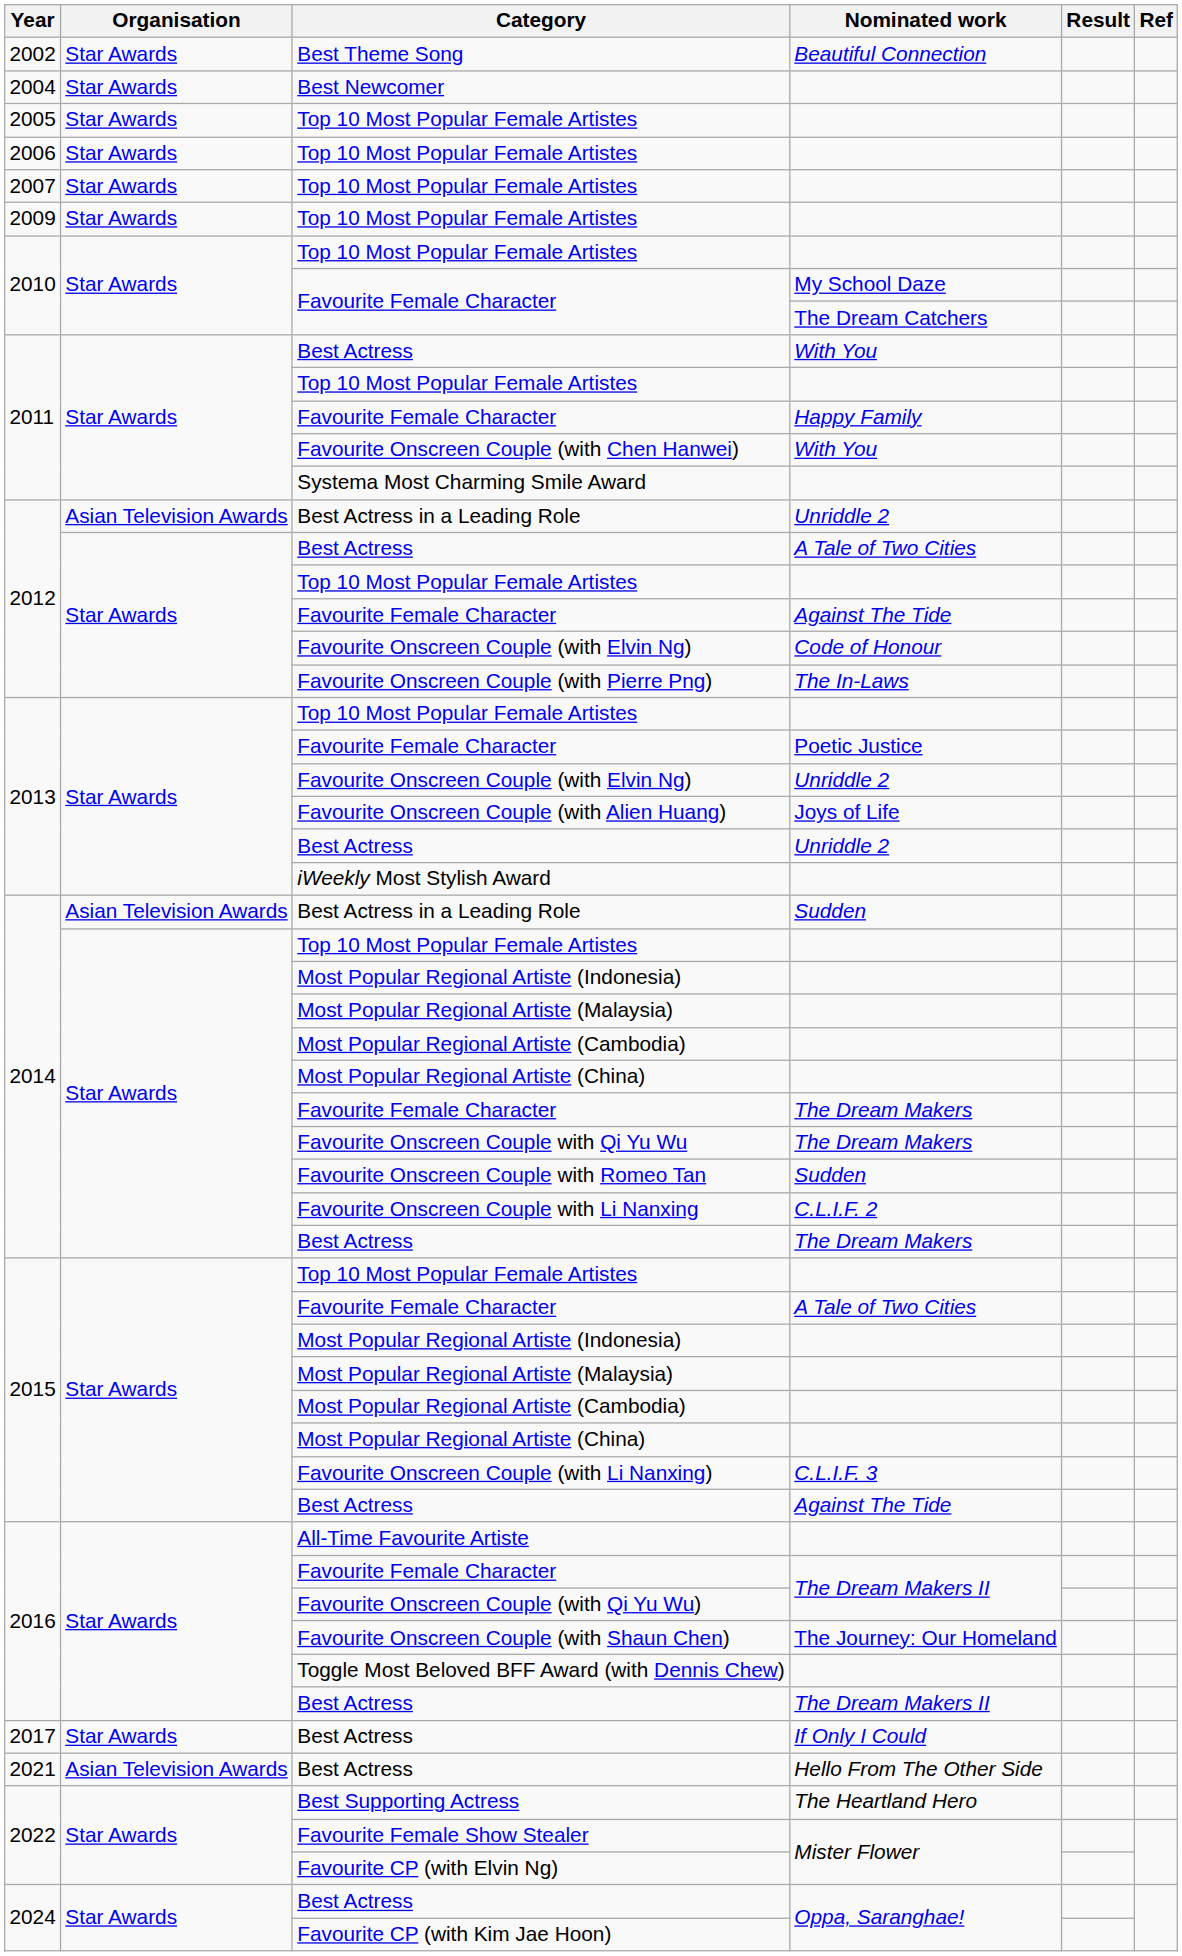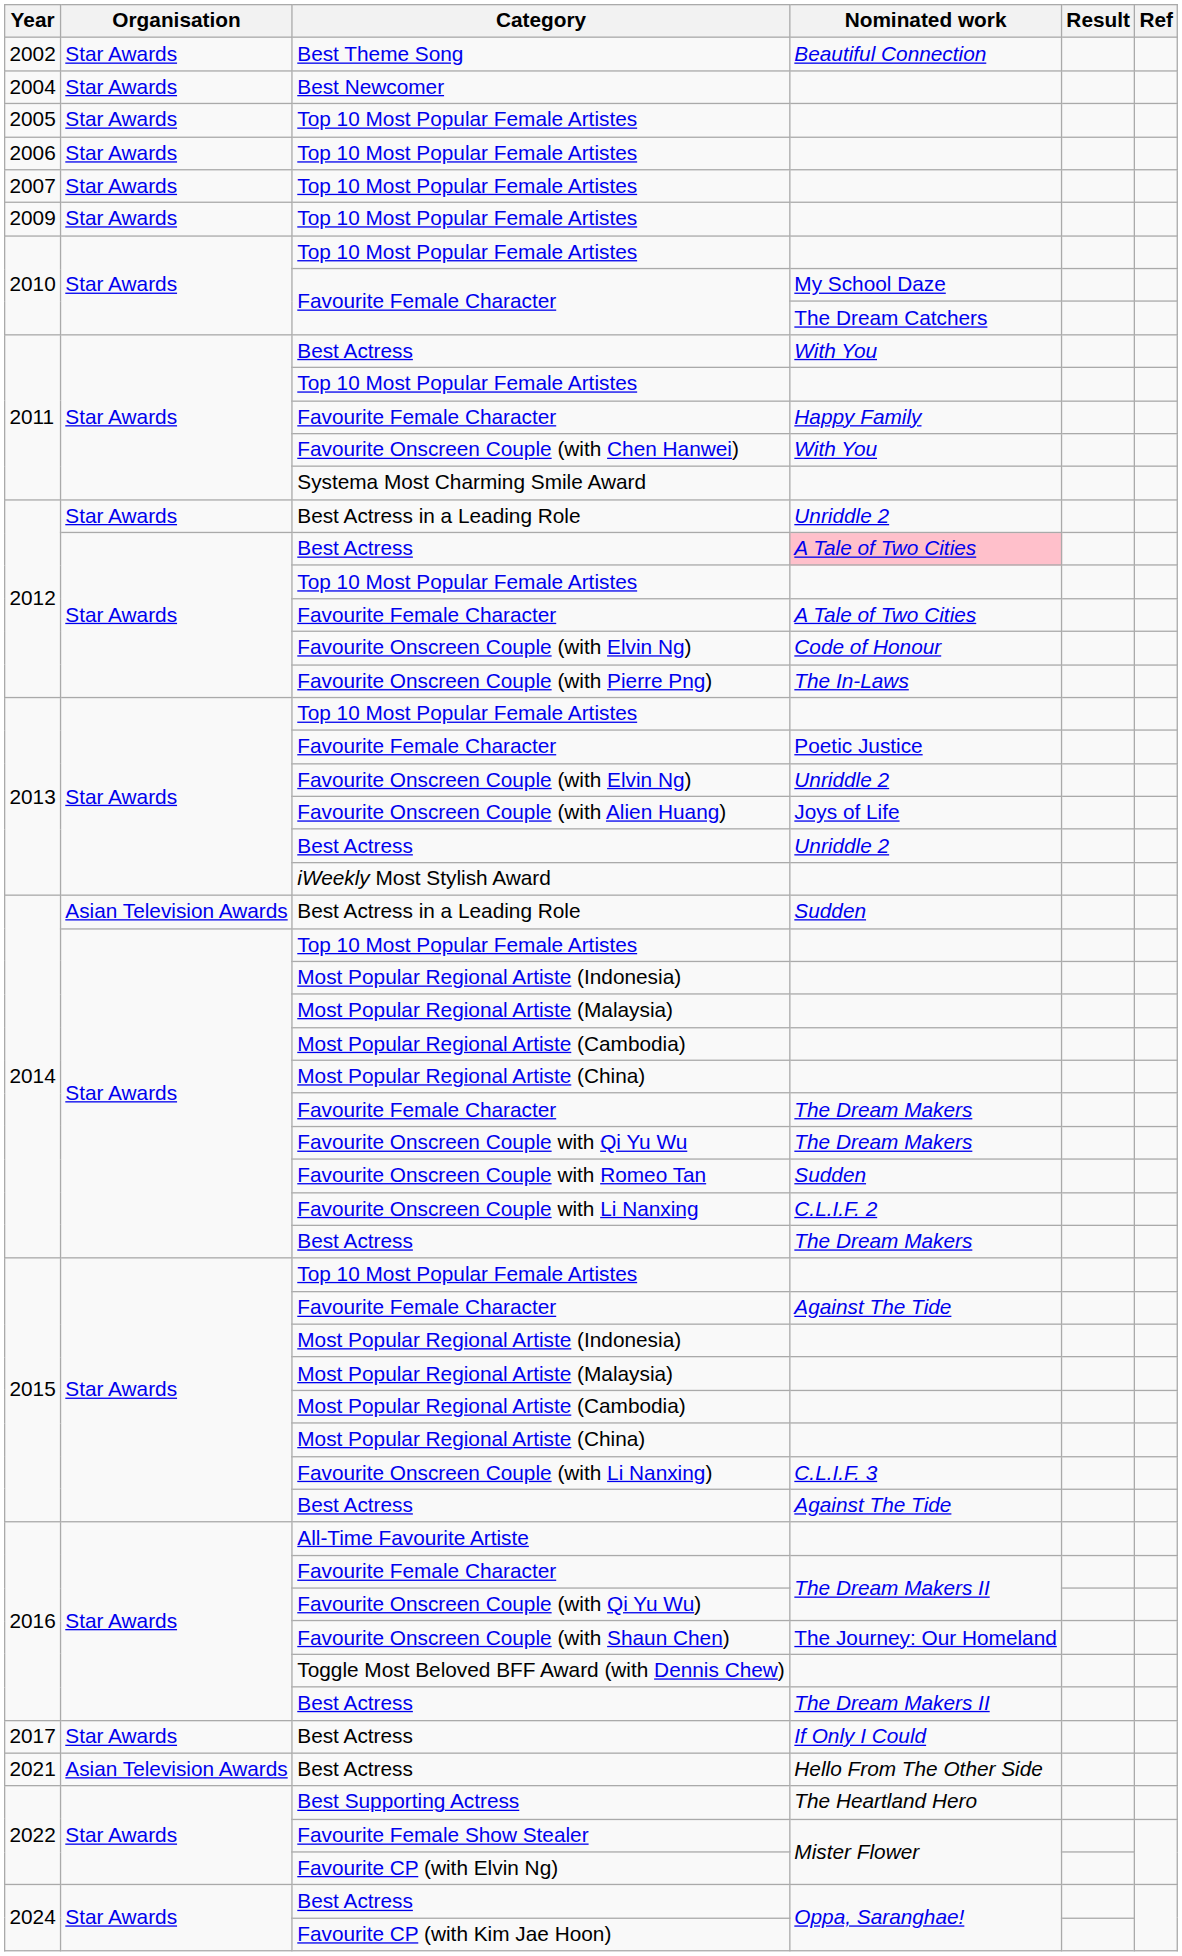(176, 515) Asian Television Awards -> (121, 515) Star Awards
(885, 548) no background -> (885, 548) pink background
(873, 614) Against The Tide -> (885, 614) A Tale of Two Cities
(885, 1307) A Tale of Two Cities -> (873, 1307) Against The Tide
